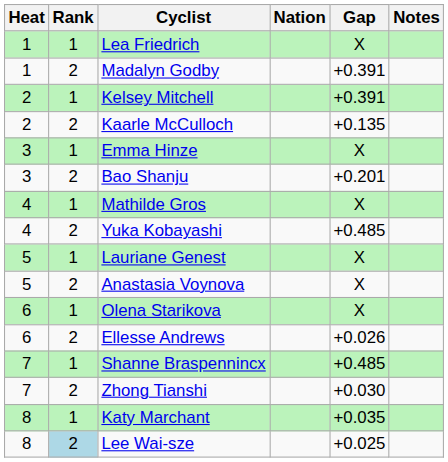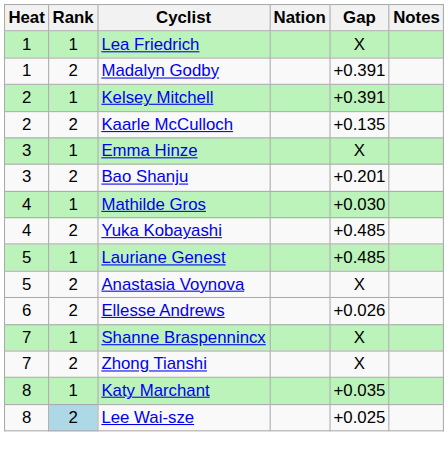(359, 204) X -> (359, 204) +0.030
(359, 257) X -> (359, 257) +0.485
- row: (161, 310)
(359, 364) +0.485 -> (359, 337) X
(359, 390) +0.030 -> (359, 364) X
